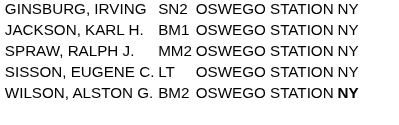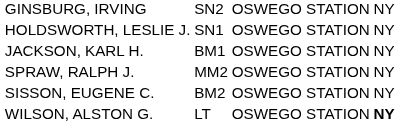+ row: (98, 30)
(166, 72) LT -> (210, 93) BM2
(174, 93) BM2 -> (203, 113) LT
